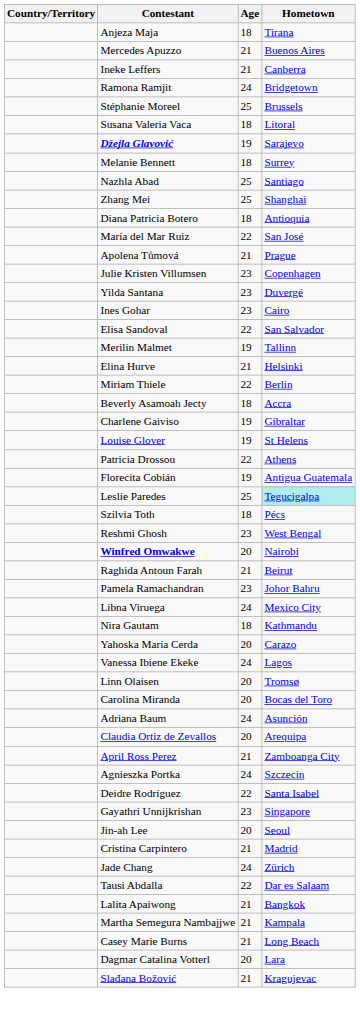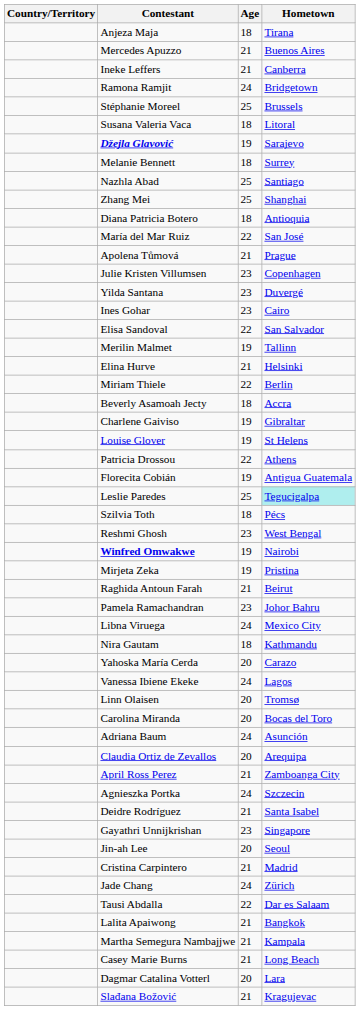(246, 551) 20 -> (246, 551) 19
+ row: (130, 570)
(246, 792) 22 -> (246, 811) 21
